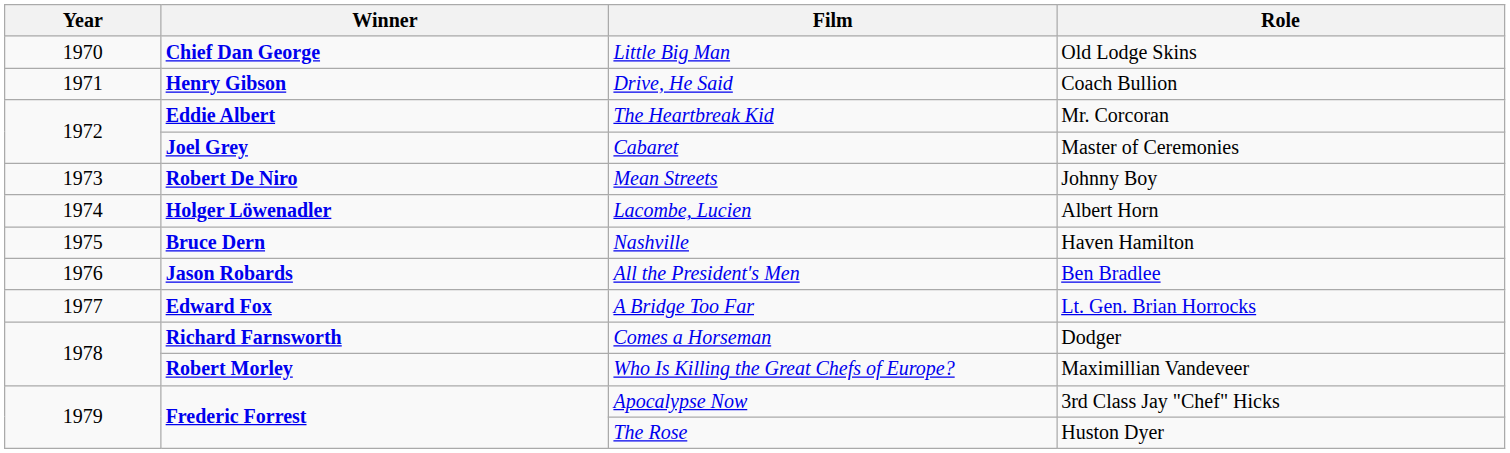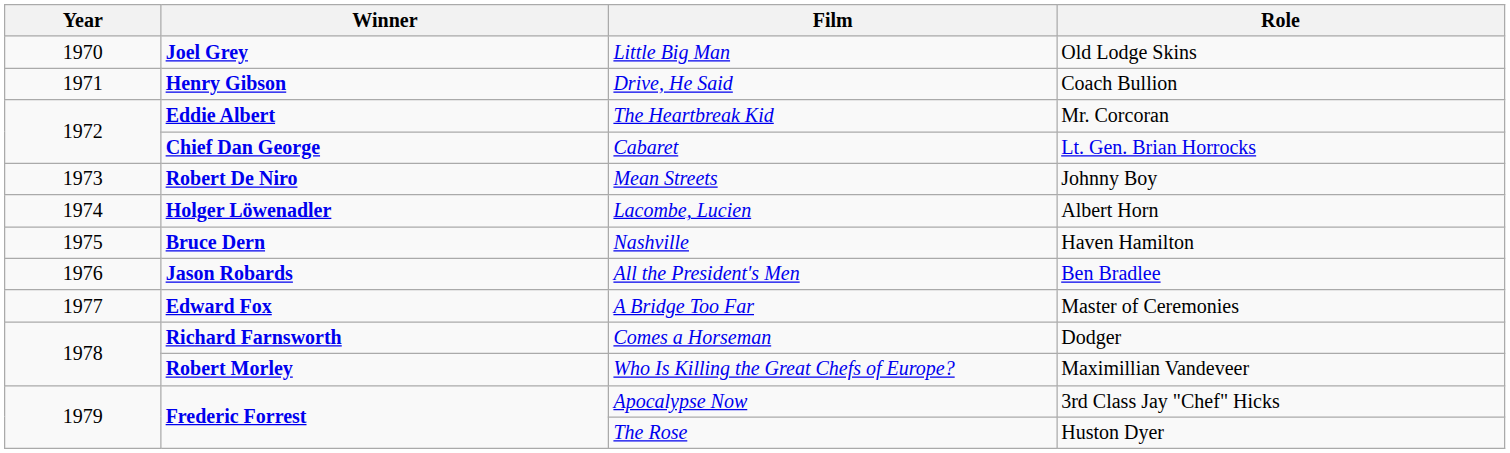(243, 52) Chief Dan George -> (207, 52) Joel Grey
(207, 147) Joel Grey -> (243, 147) Chief Dan George
(1150, 147) Master of Ceremonies -> (1159, 147) Lt. Gen. Brian Horrocks
(1159, 305) Lt. Gen. Brian Horrocks -> (1150, 305) Master of Ceremonies
